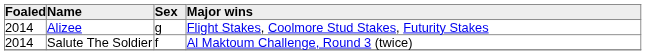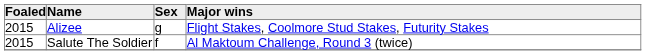(19, 27) 2014 -> (19, 27) 2015
(19, 42) 2014 -> (19, 42) 2015
